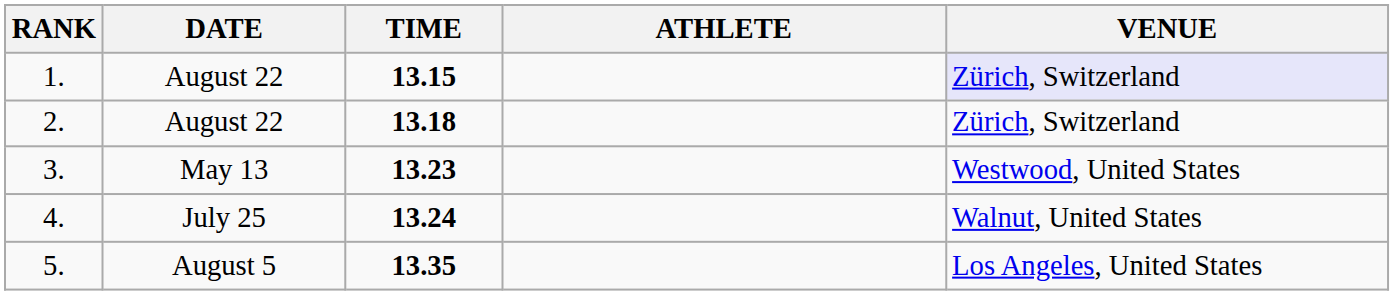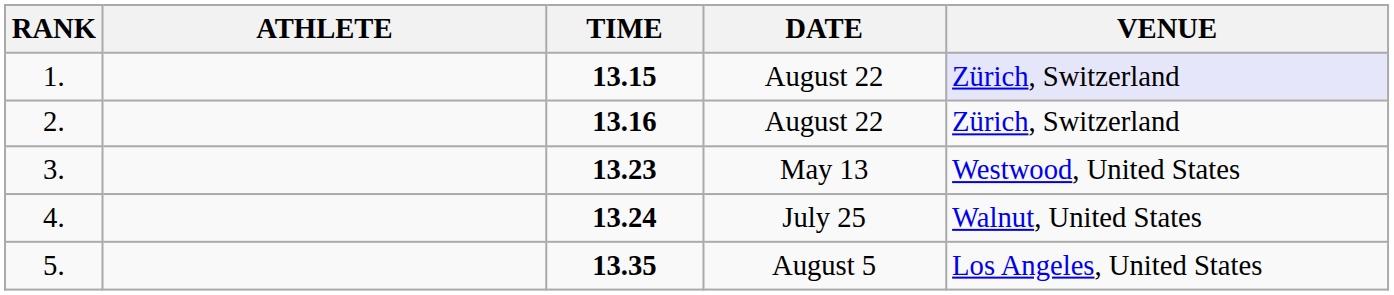columns swapped: (724, 28) <-> (224, 28)
(424, 123) 13.18 -> (624, 123) 13.16
